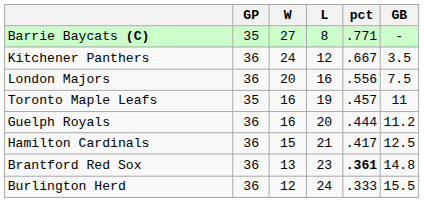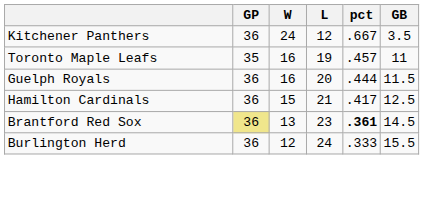- row: (79, 37)
- row: (59, 79)
(399, 122) 11.2 -> (399, 79) 11.5
(251, 165) no background -> (251, 122) khaki background
(399, 165) 14.8 -> (399, 122) 14.5
